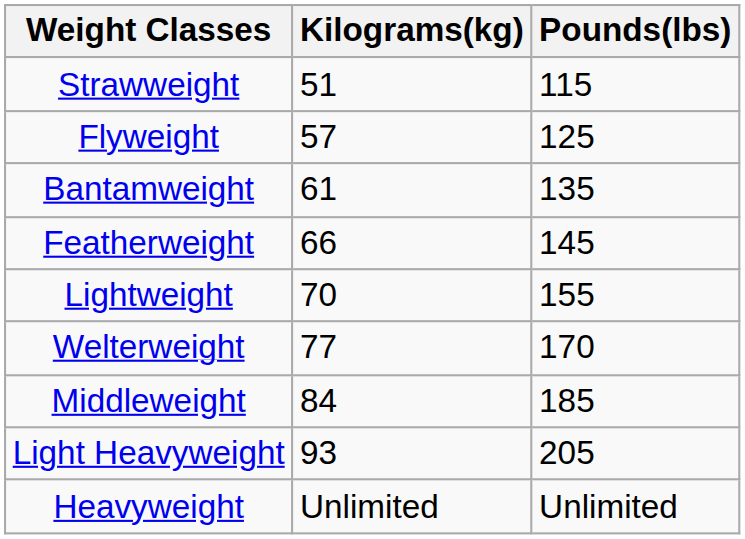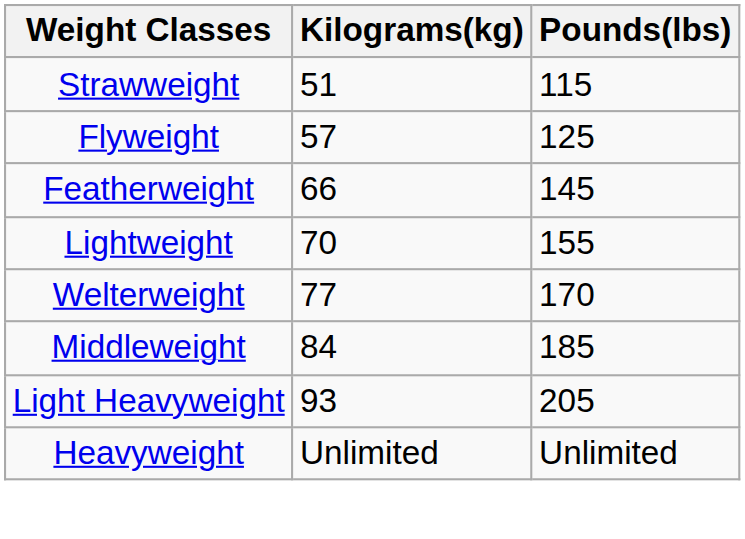- row: (149, 189)
